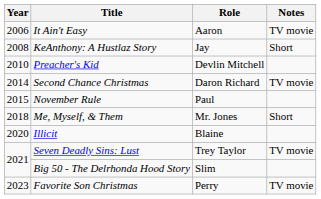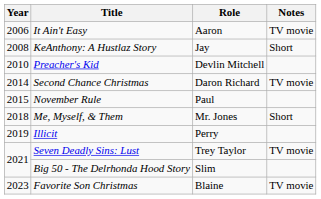(18, 133) 2020 -> (18, 133) 2019
(209, 133) Blaine -> (207, 133) Perry
(207, 185) Perry -> (209, 185) Blaine
